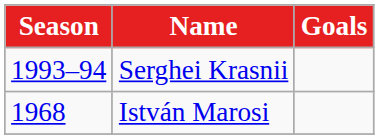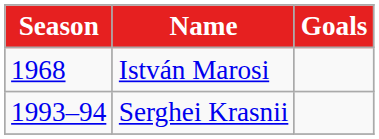rows swapped: (194, 112) <-> (204, 69)
